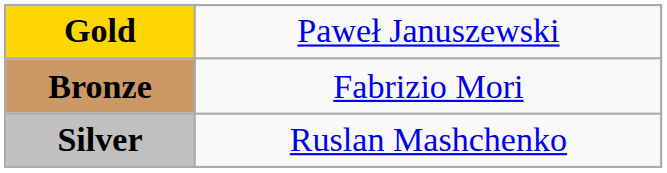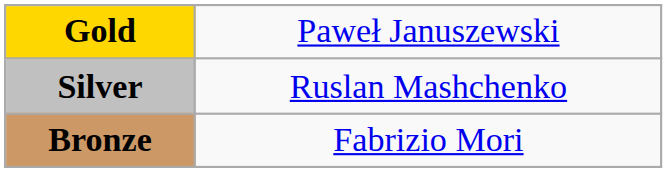rows swapped: (100, 139) <-> (100, 85)
